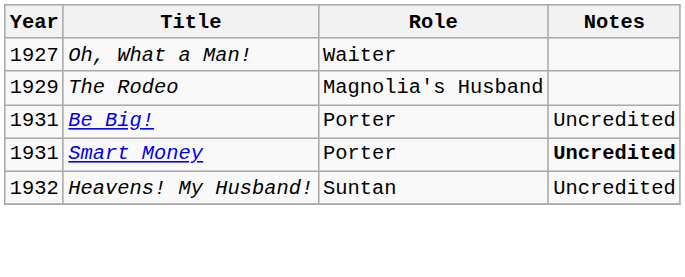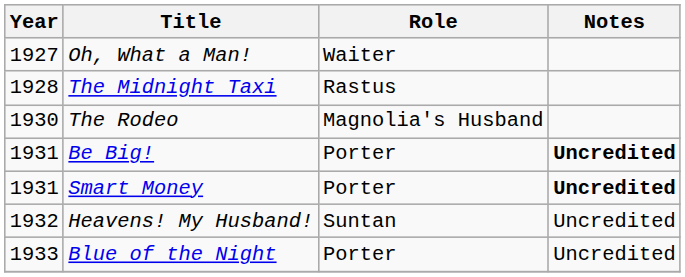+ row: (172, 88)
(34, 88) 1929 -> (34, 121) 1930
(614, 121) normal -> (614, 154) bold
+ row: (172, 254)
